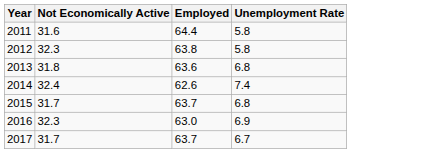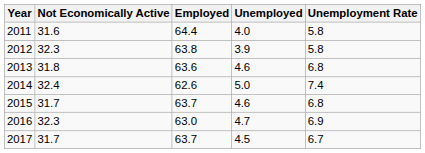+ column: (268, 13)
